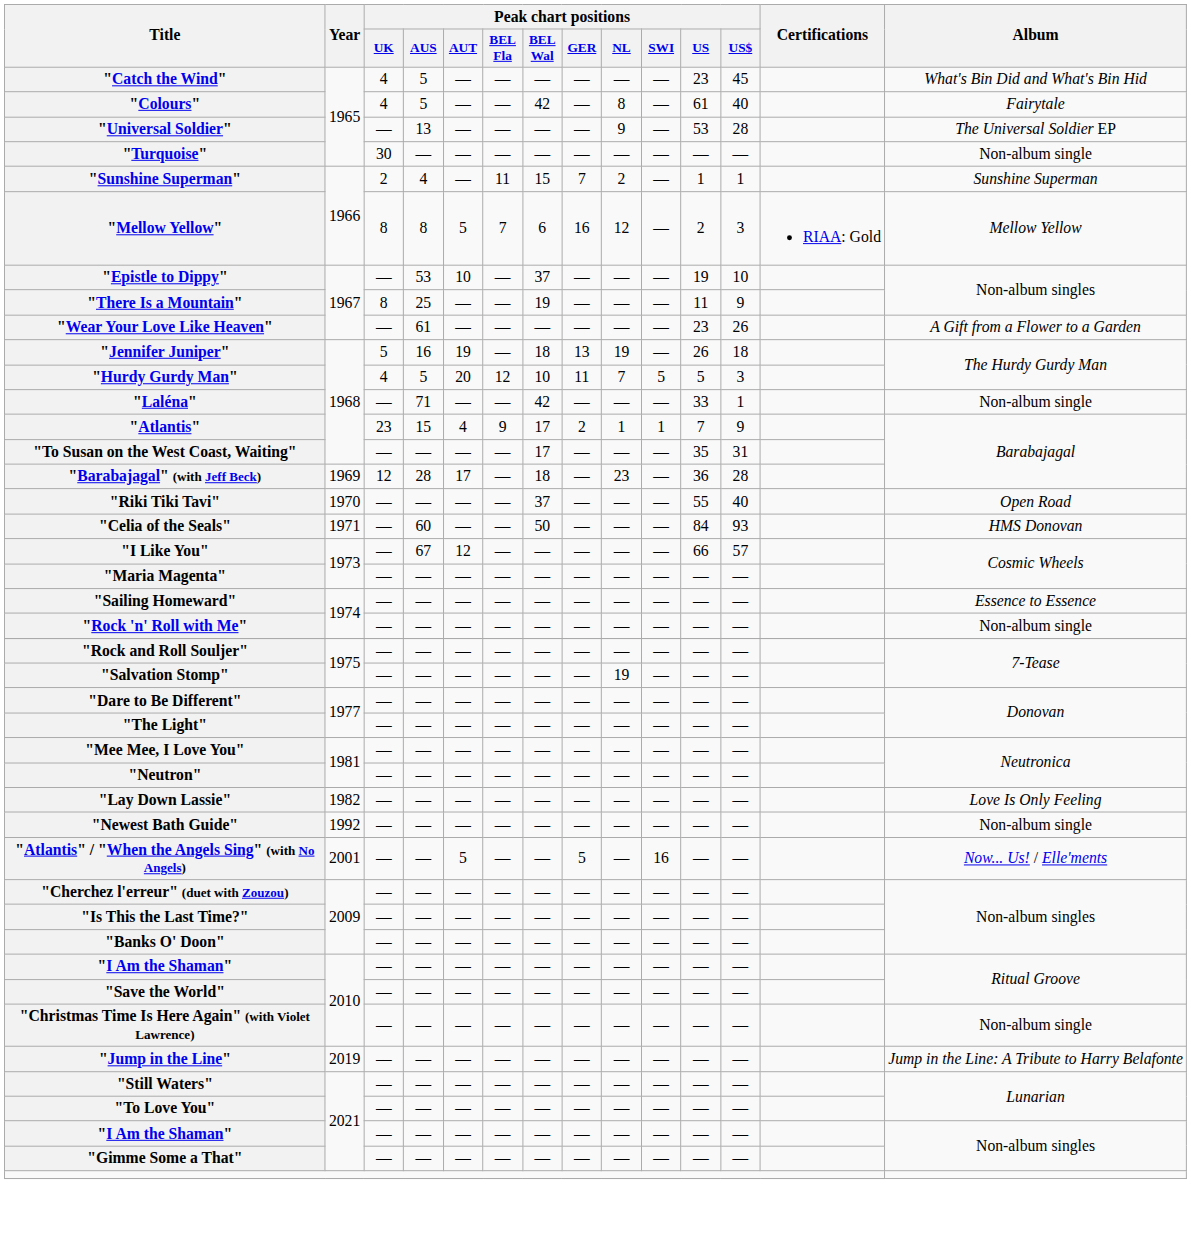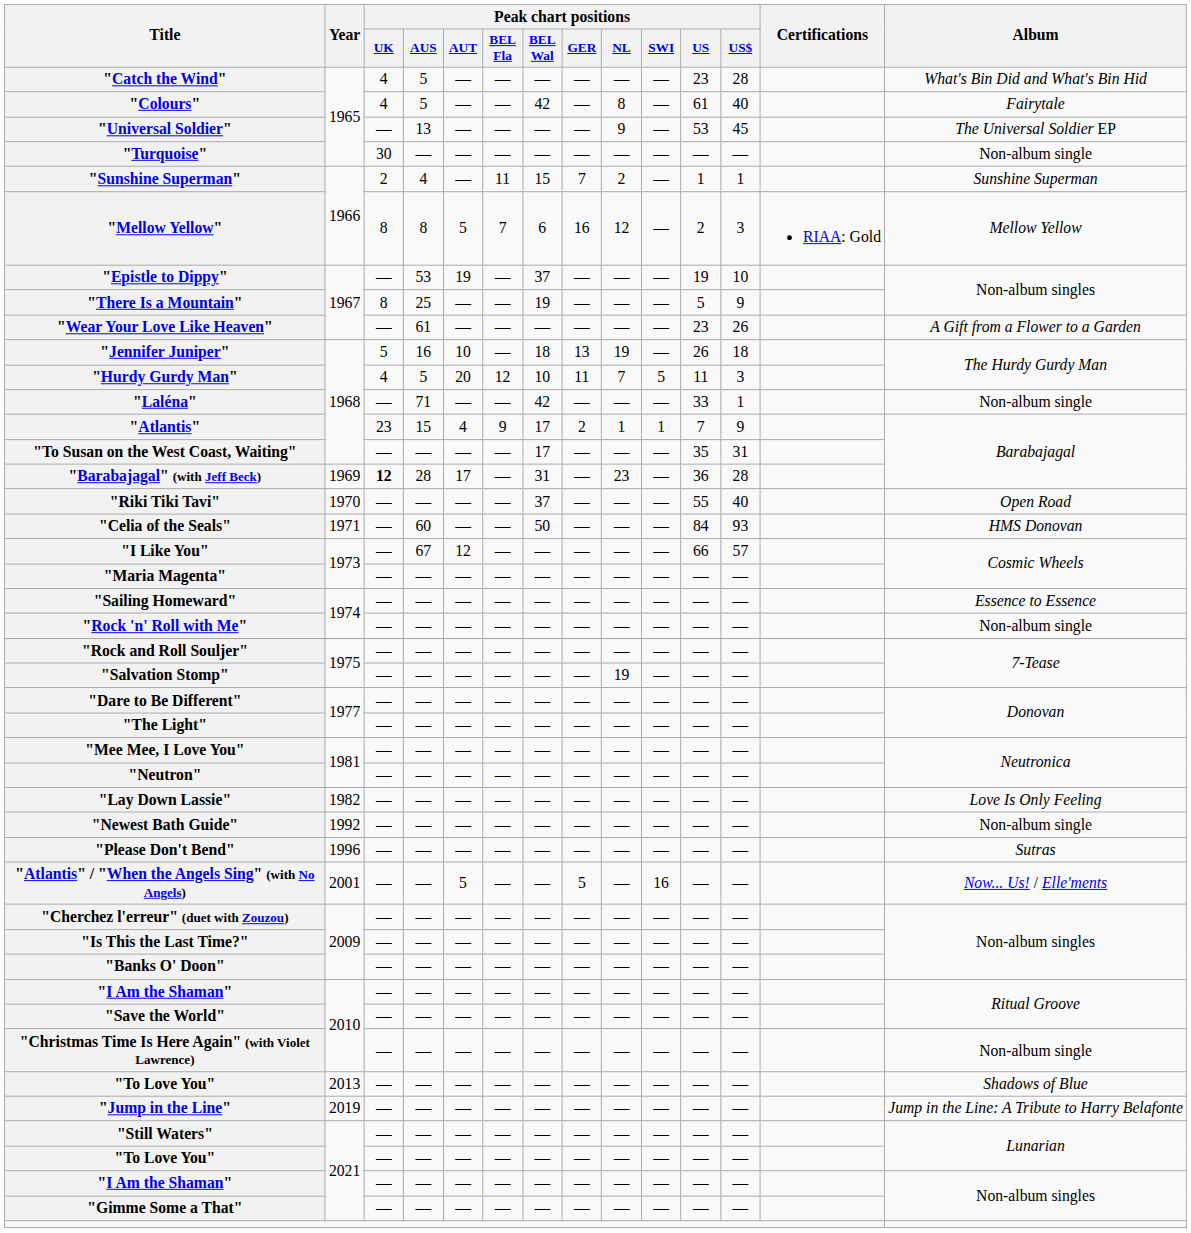(740, 79) 45 -> (740, 79) 28
(740, 129) 28 -> (740, 129) 45
(463, 277) 10 -> (463, 277) 19
(701, 302) 11 -> (701, 302) 5
(463, 352) 19 -> (463, 352) 10
(701, 377) 5 -> (701, 377) 11
(384, 476) normal -> (384, 476) bold
(542, 476) 18 -> (542, 476) 31
+ row: (165, 849)
+ row: (165, 1083)
